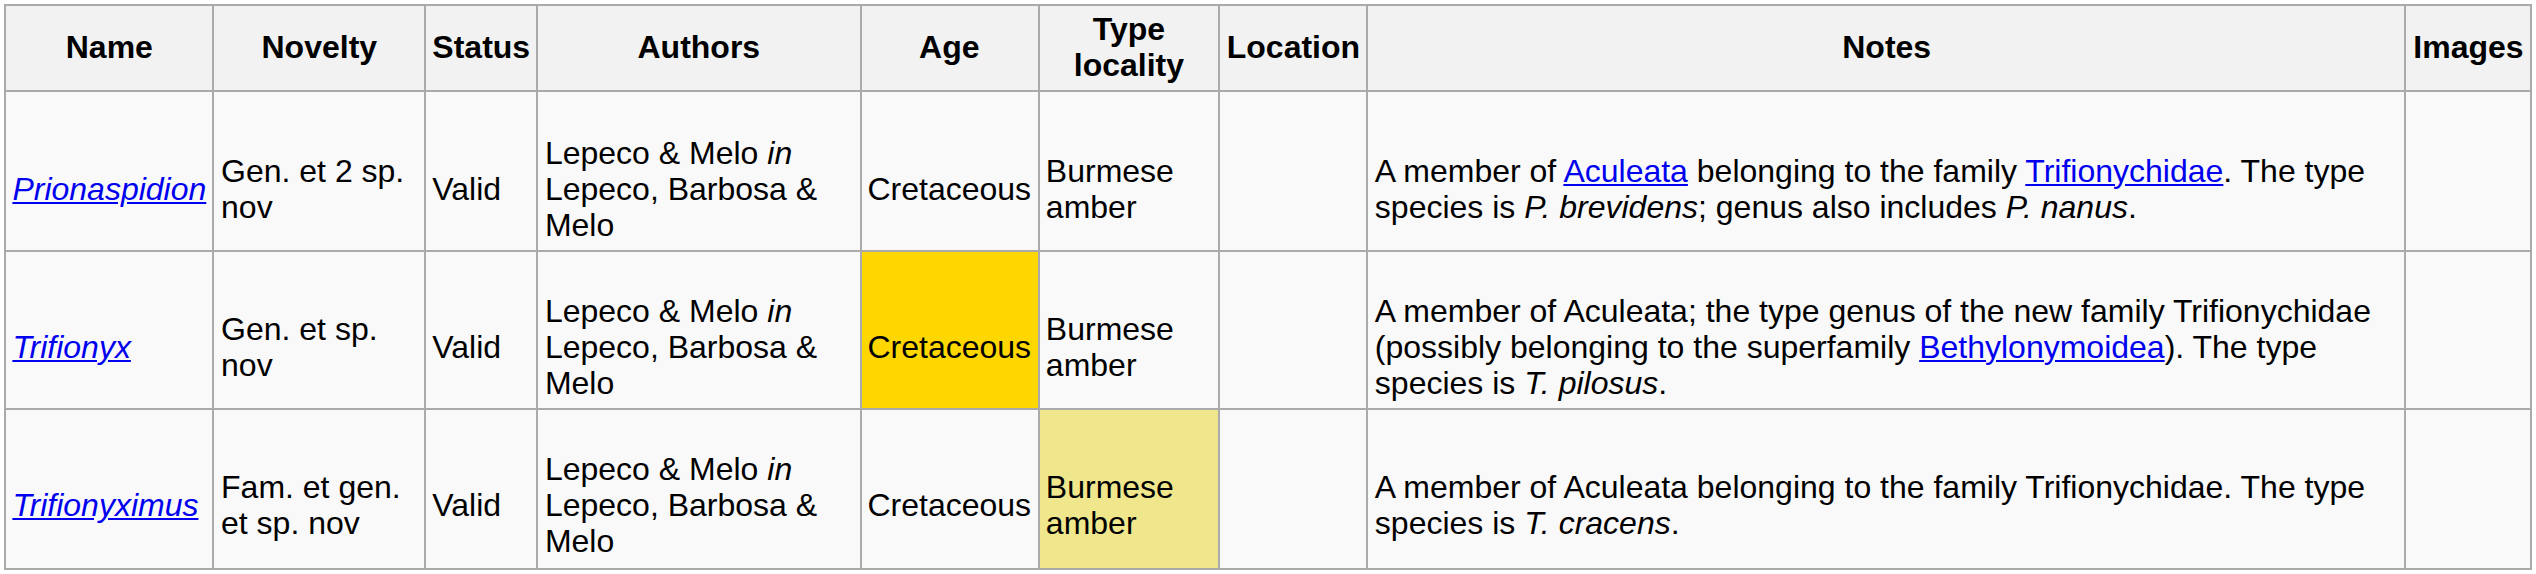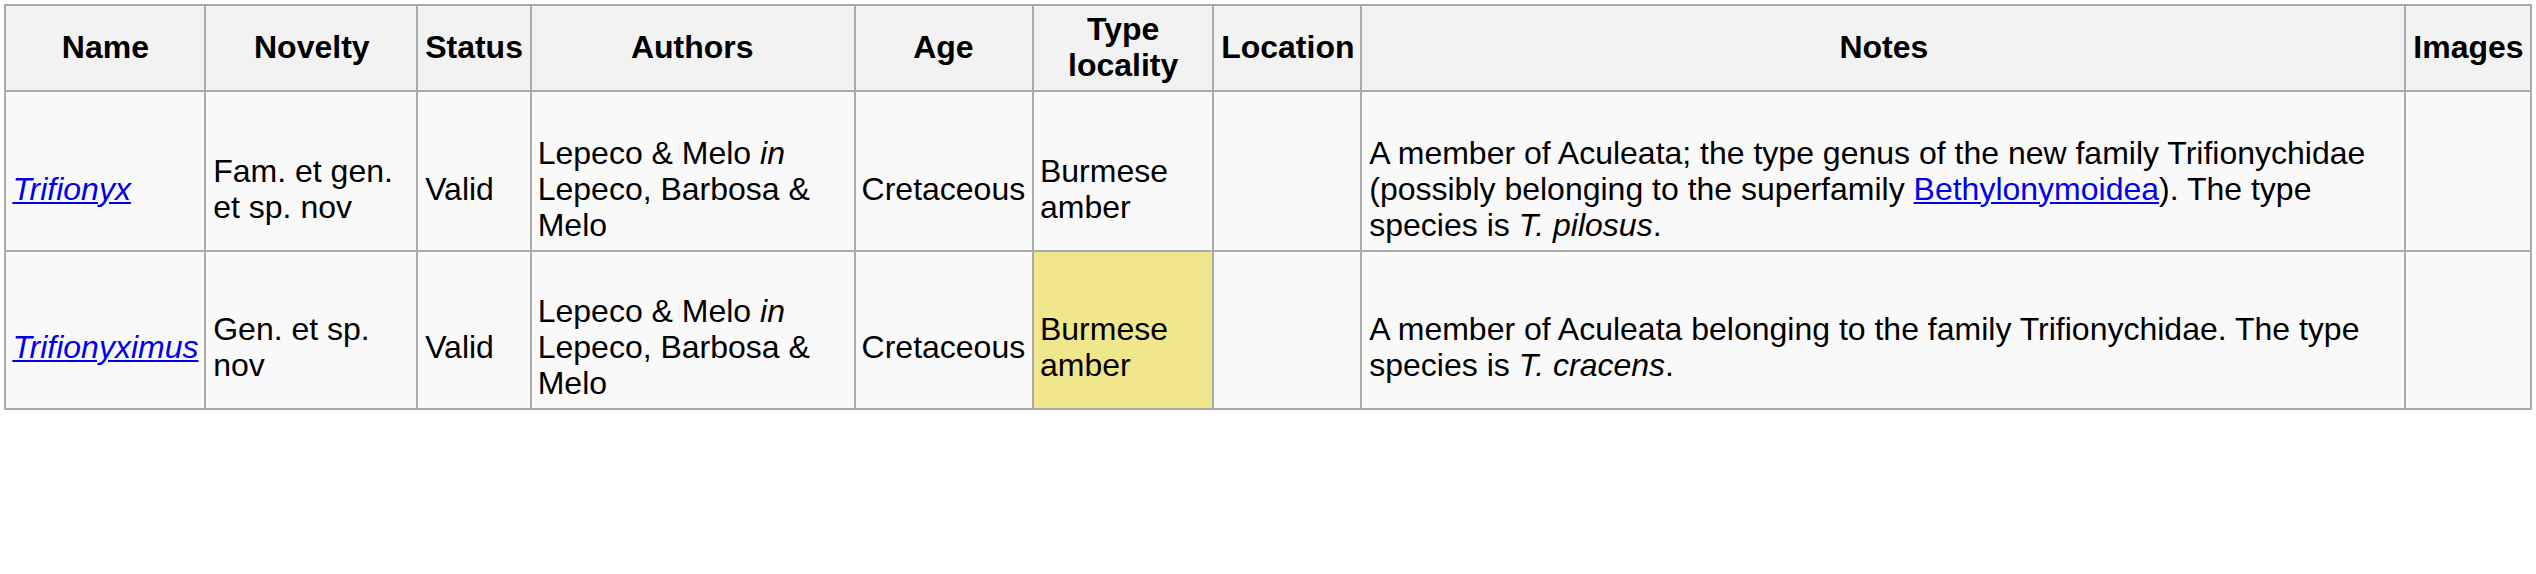- row: (109, 188)
(299, 347) Gen. et sp. nov -> (303, 188) Fam. et gen. et sp. nov
(949, 347) gold background -> (943, 188) no background
(311, 506) Fam. et gen. et sp. nov -> (291, 347) Gen. et sp. nov
